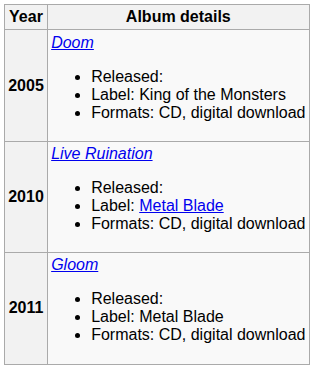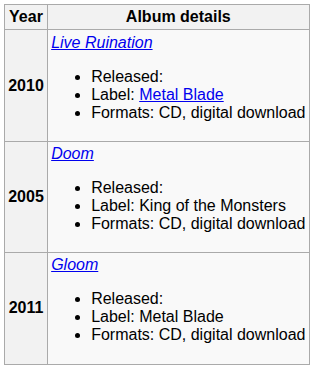rows swapped: (26, 85) <-> (26, 196)
